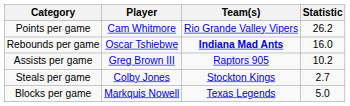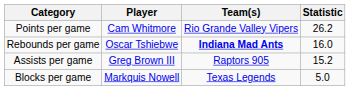(323, 61) 10.2 -> (323, 61) 15.2
- row: (53, 77)
